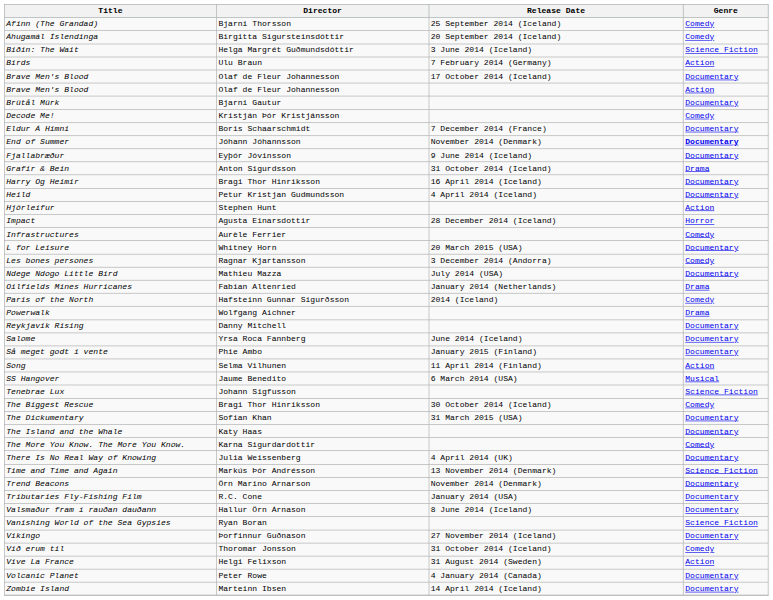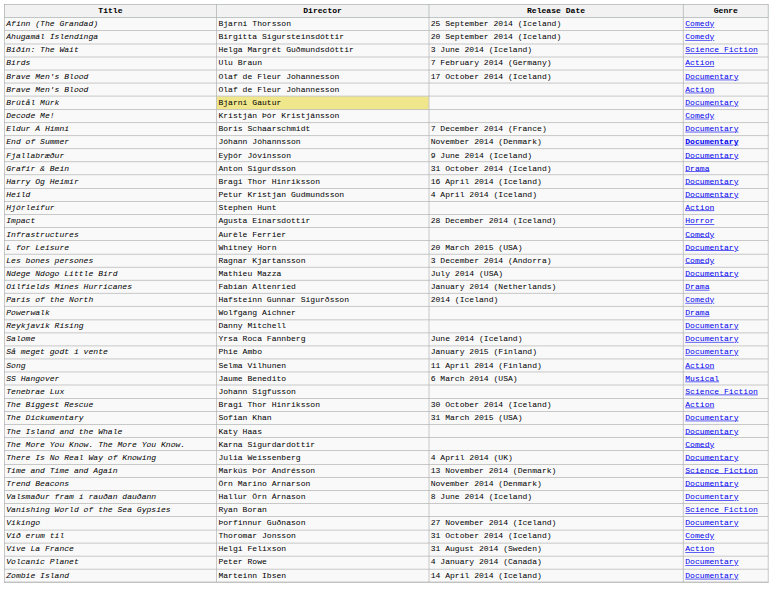(250, 103) no background -> (250, 103) khaki background
(700, 405) Comedy -> (700, 405) Action
- row: (74, 497)
